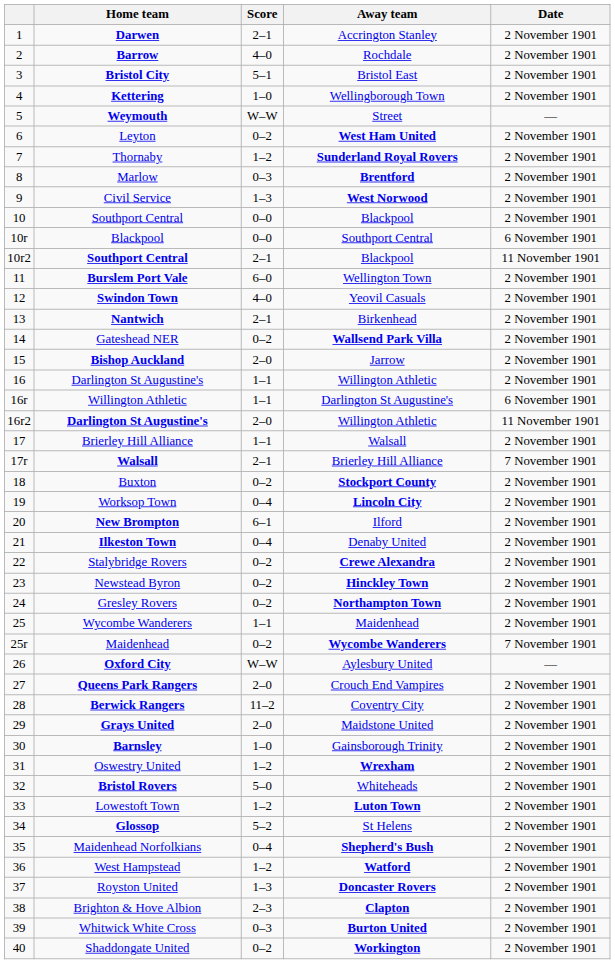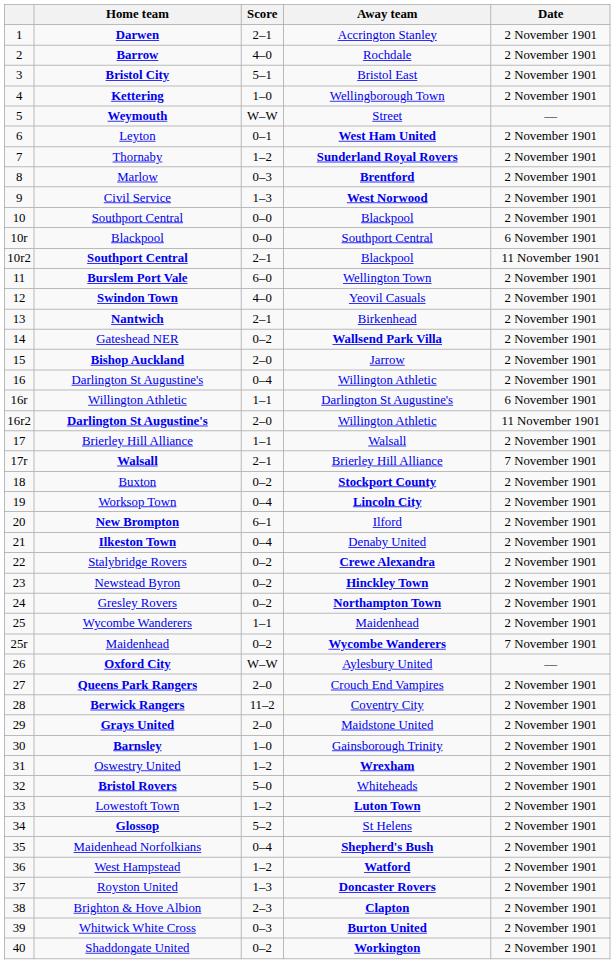(262, 136) 0–2 -> (262, 136) 0–1
(262, 380) 1–1 -> (262, 380) 0–4
